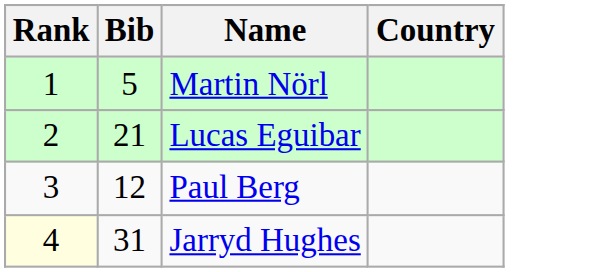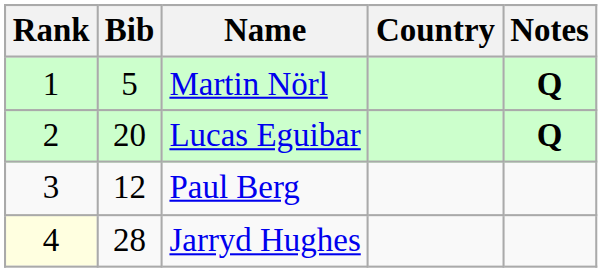+ column: (550, 30)
(129, 135) 21 -> (129, 135) 20
(129, 239) 31 -> (129, 239) 28
